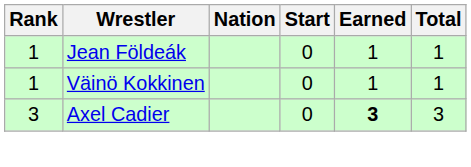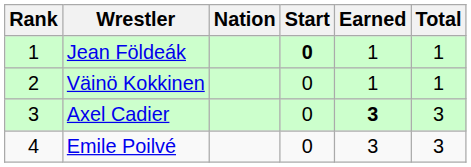(307, 51) normal -> (307, 51) bold
(33, 83) 1 -> (33, 83) 2
+ row: (121, 146)
